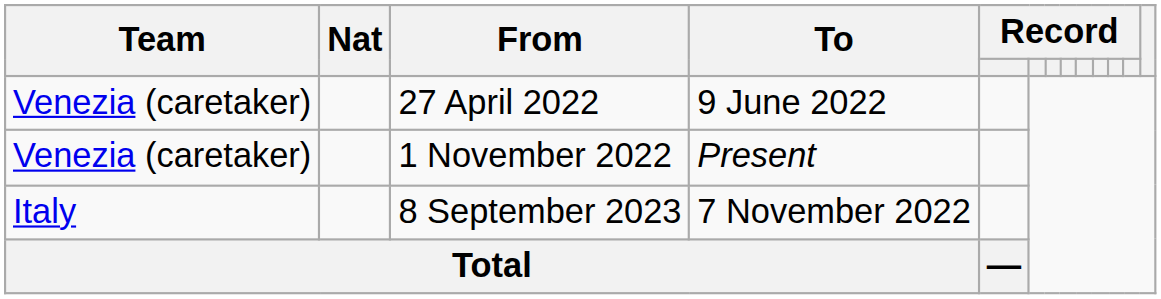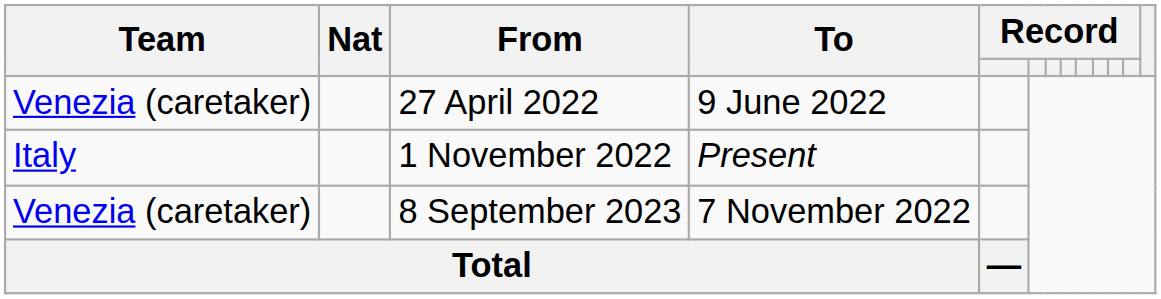(162, 156) Venezia (caretaker) -> (45, 156) Italy
(45, 211) Italy -> (162, 211) Venezia (caretaker)
